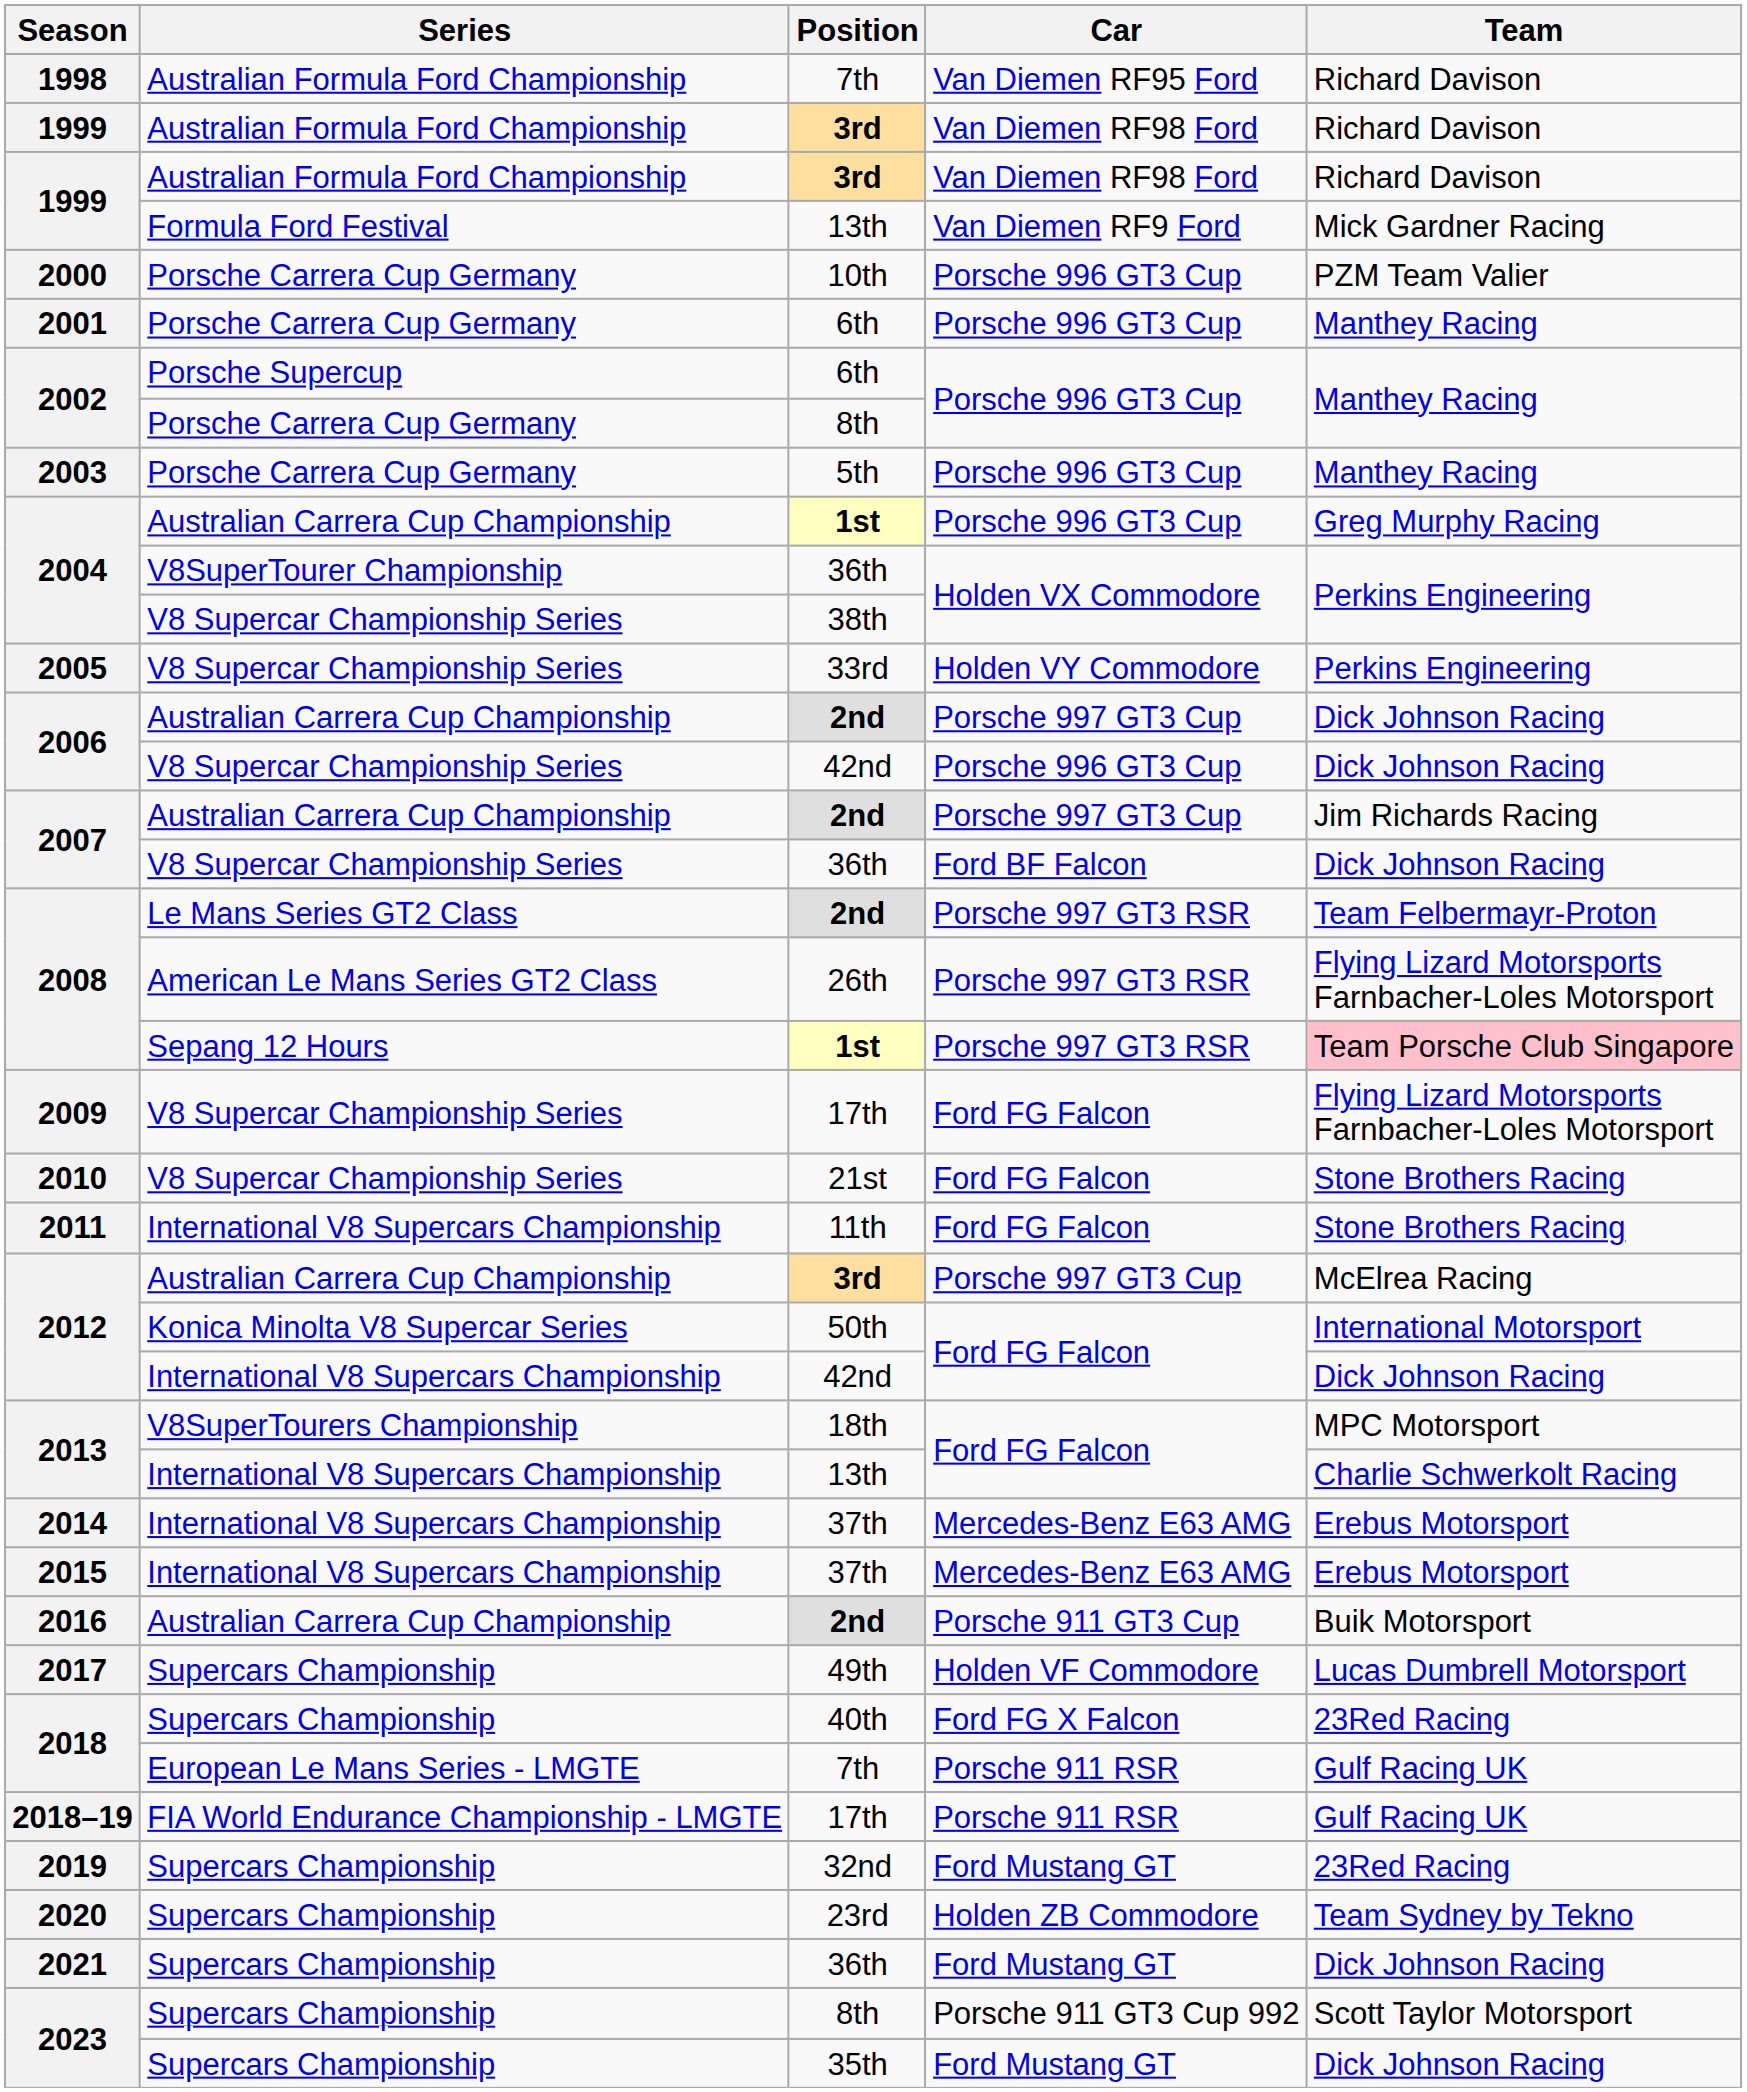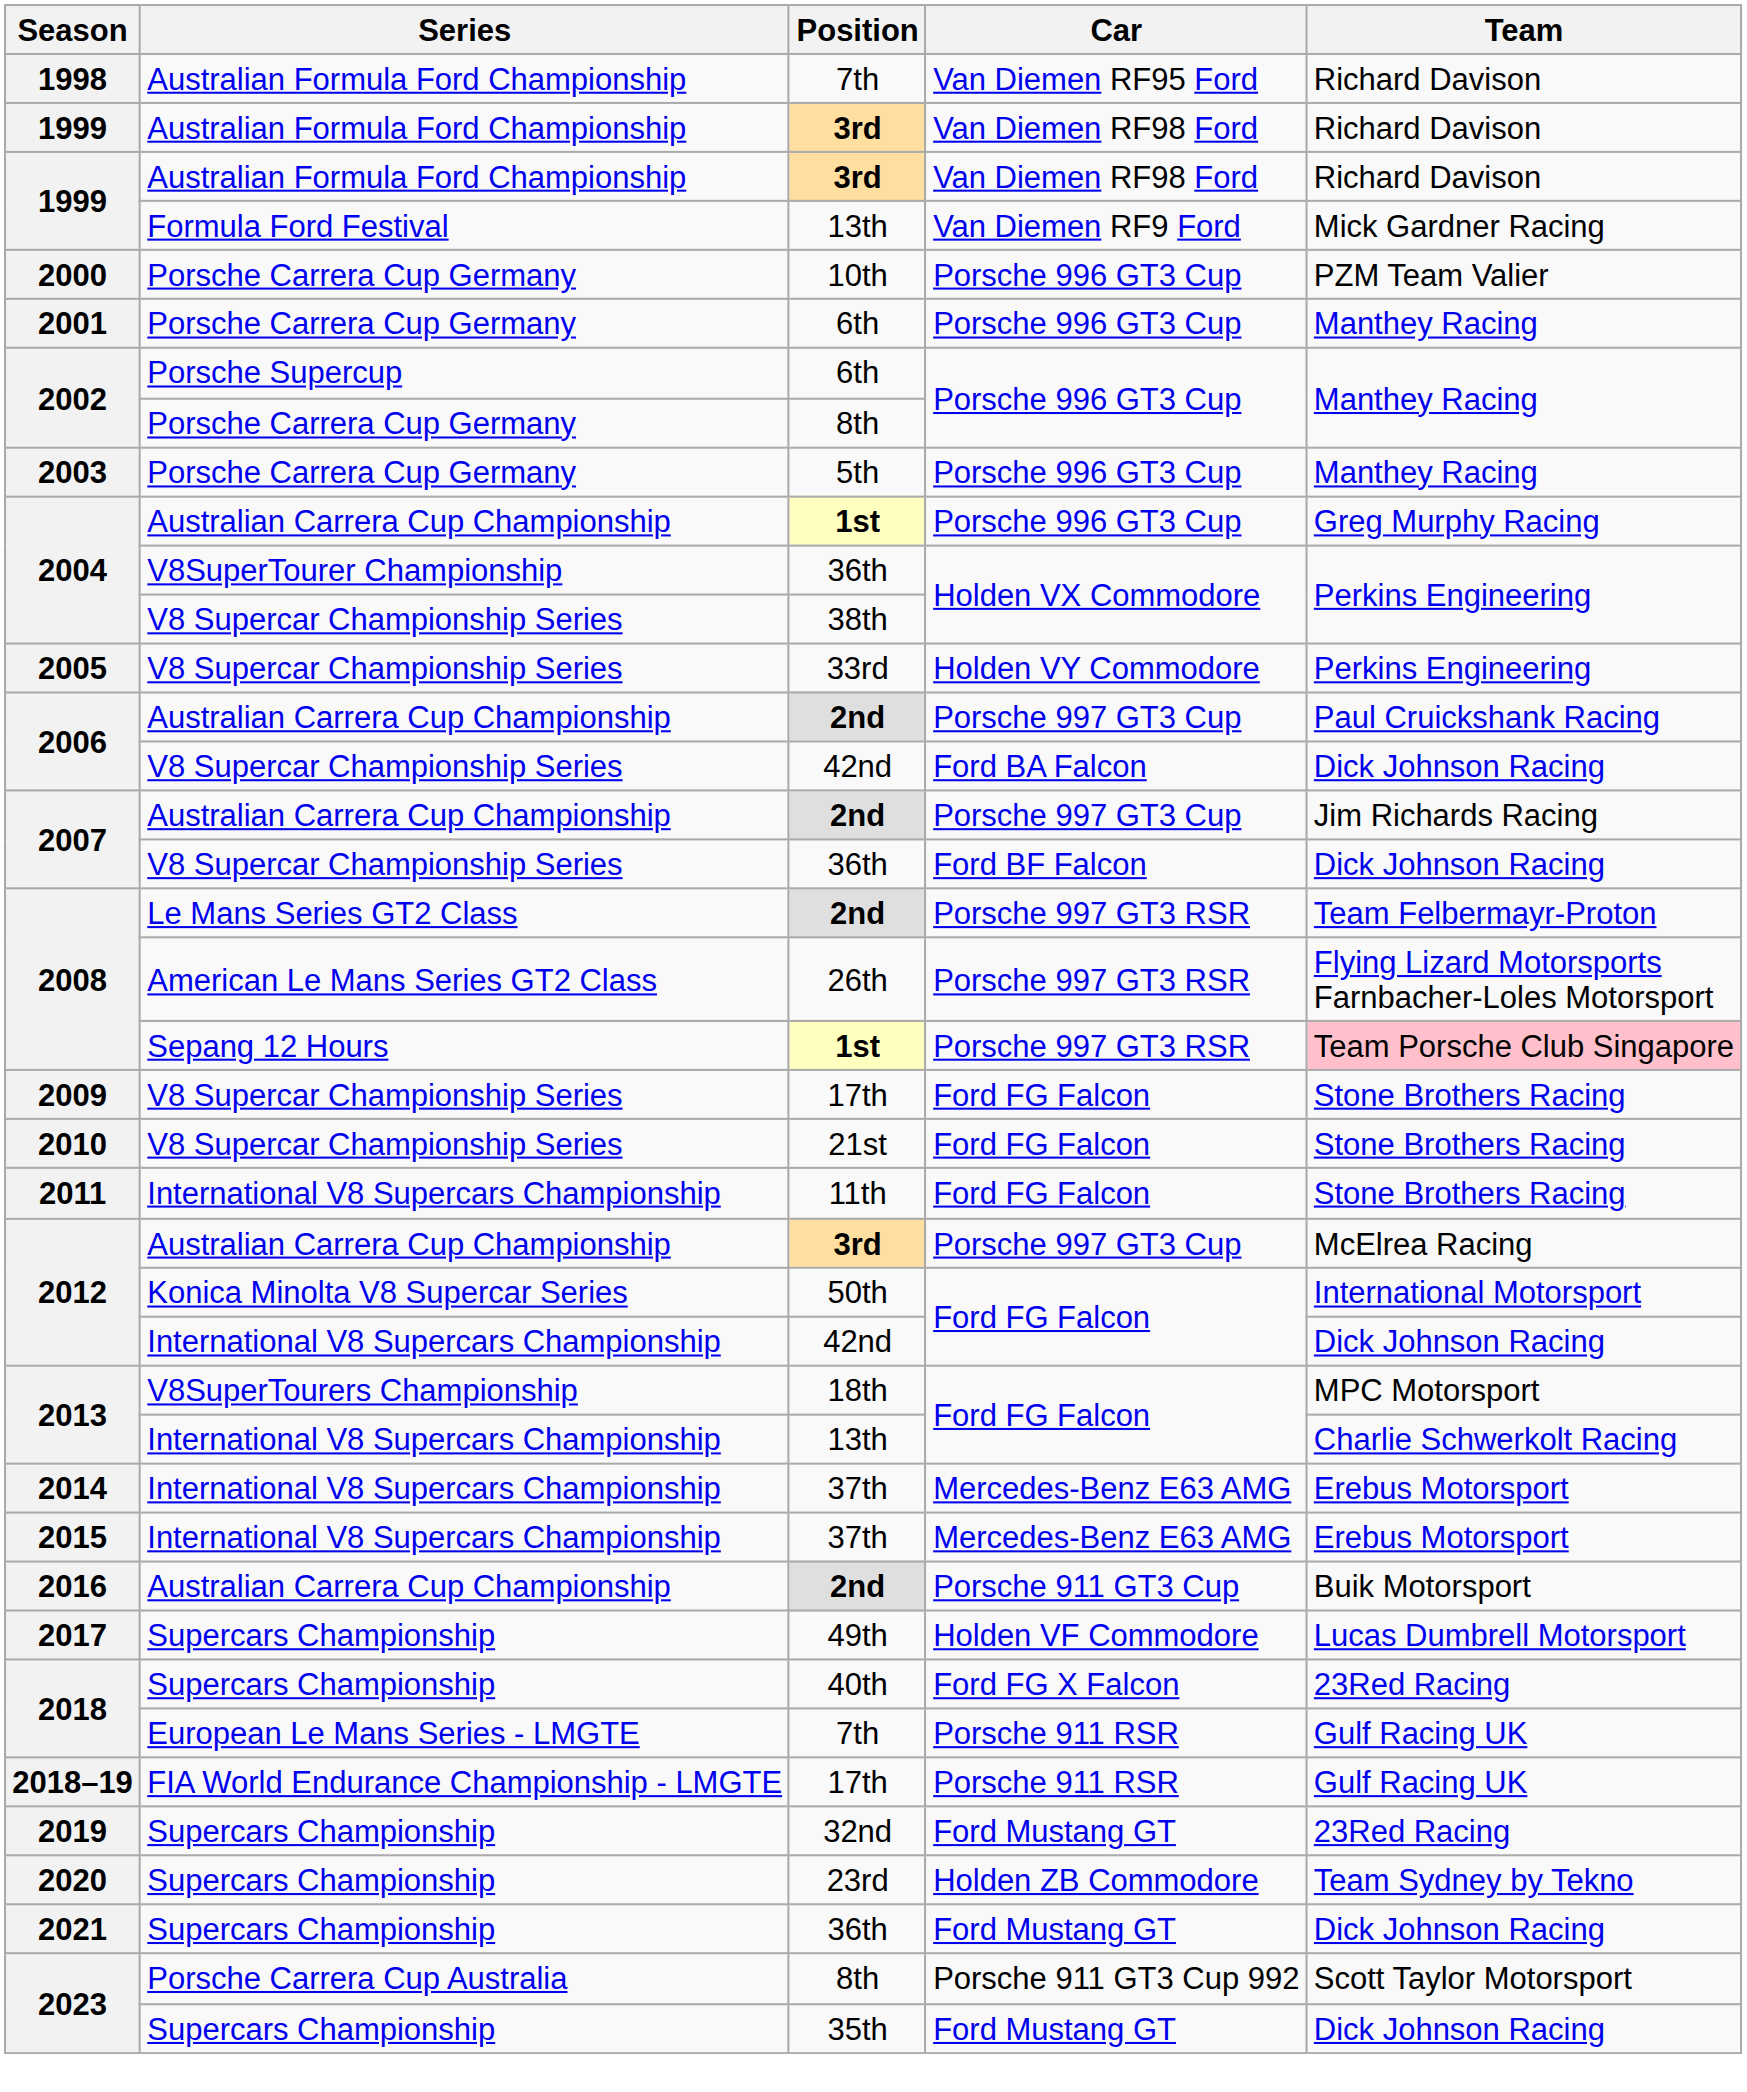(1459, 717) Dick Johnson Racing -> (1487, 717) Paul Cruickshank Racing
(1087, 766) Porsche 996 GT3 Cup -> (1040, 766) Ford BA Falcon
(1514, 1113) Flying Lizard Motorsports Farnbacher-Loles Motorsport -> (1470, 1095) Stone Brothers Racing
(321, 2014) Supercars Championship -> (357, 1979) Porsche Carrera Cup Australia
